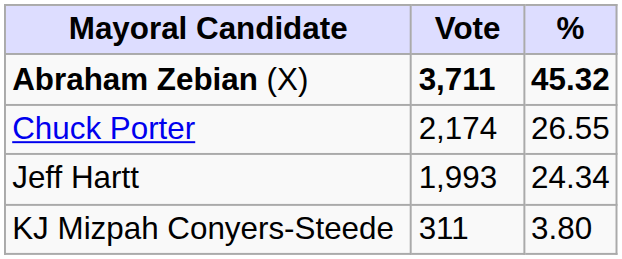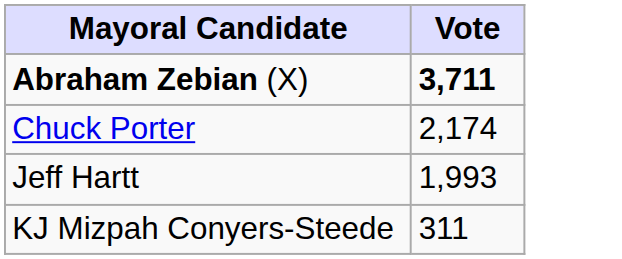- column: (570, 29)
